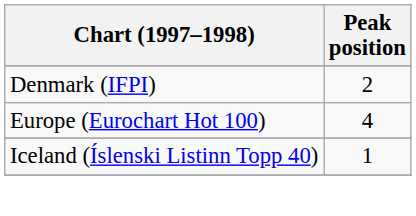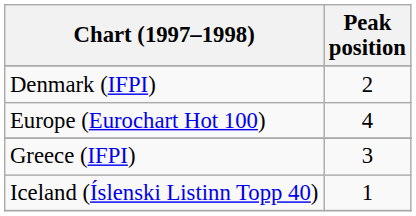+ row: (73, 156)
